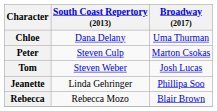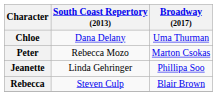(100, 53) Steven Culp -> (100, 53) Rebecca Mozo
- row: (28, 68)
(100, 99) Rebecca Mozo -> (100, 83) Steven Culp
